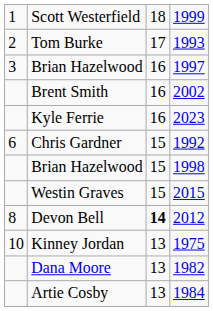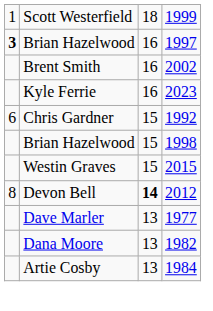- row: (67, 42)
(12, 67) normal -> (12, 42) bold
- row: (78, 243)
+ row: (64, 218)
